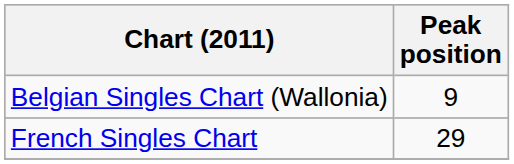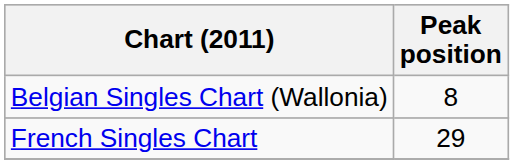(451, 96) 9 -> (451, 96) 8
